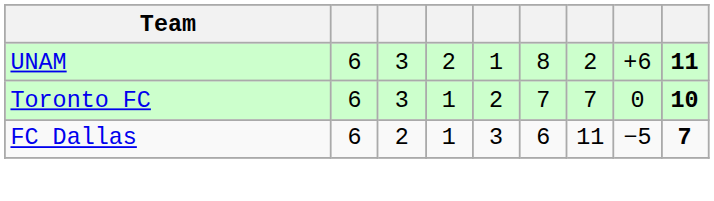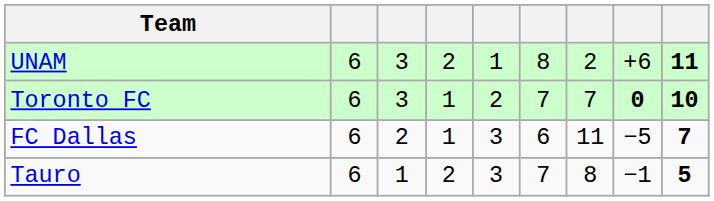(637, 100) normal -> (637, 100) bold
+ row: (46, 177)
